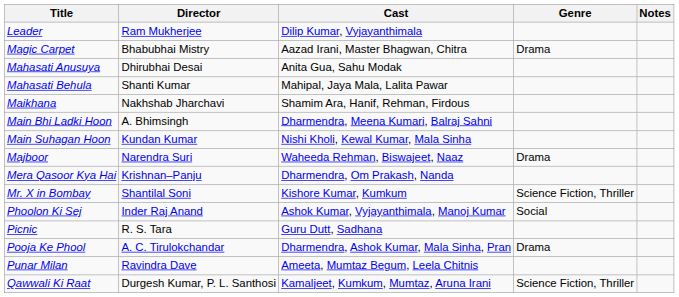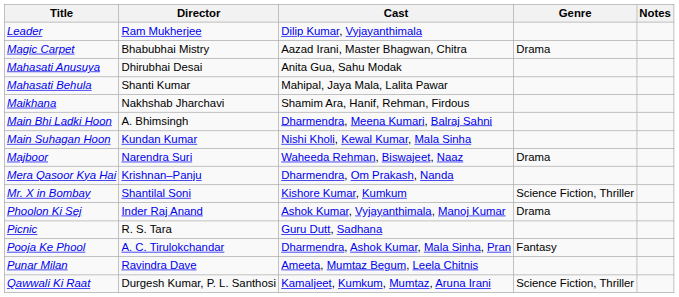(532, 211) Social -> (533, 211) Drama
(533, 247) Drama -> (536, 247) Fantasy
